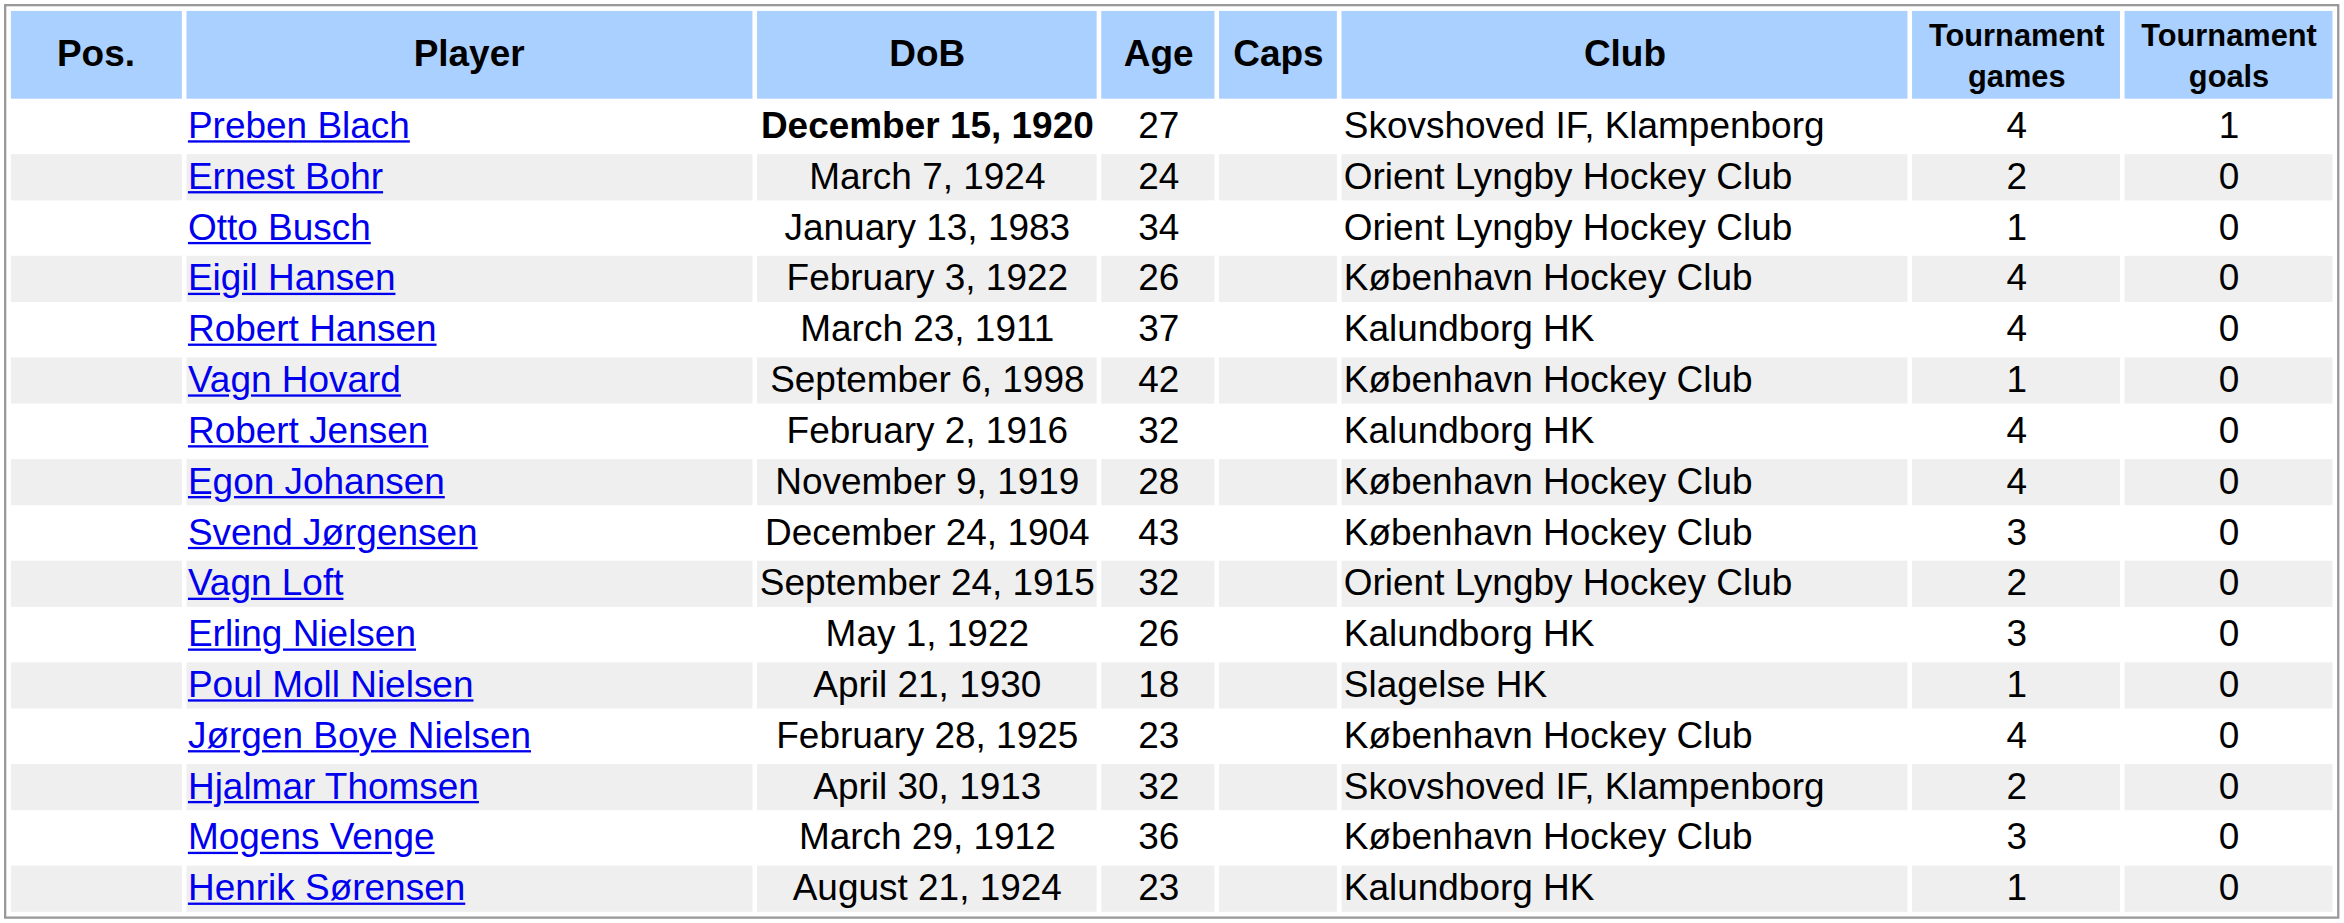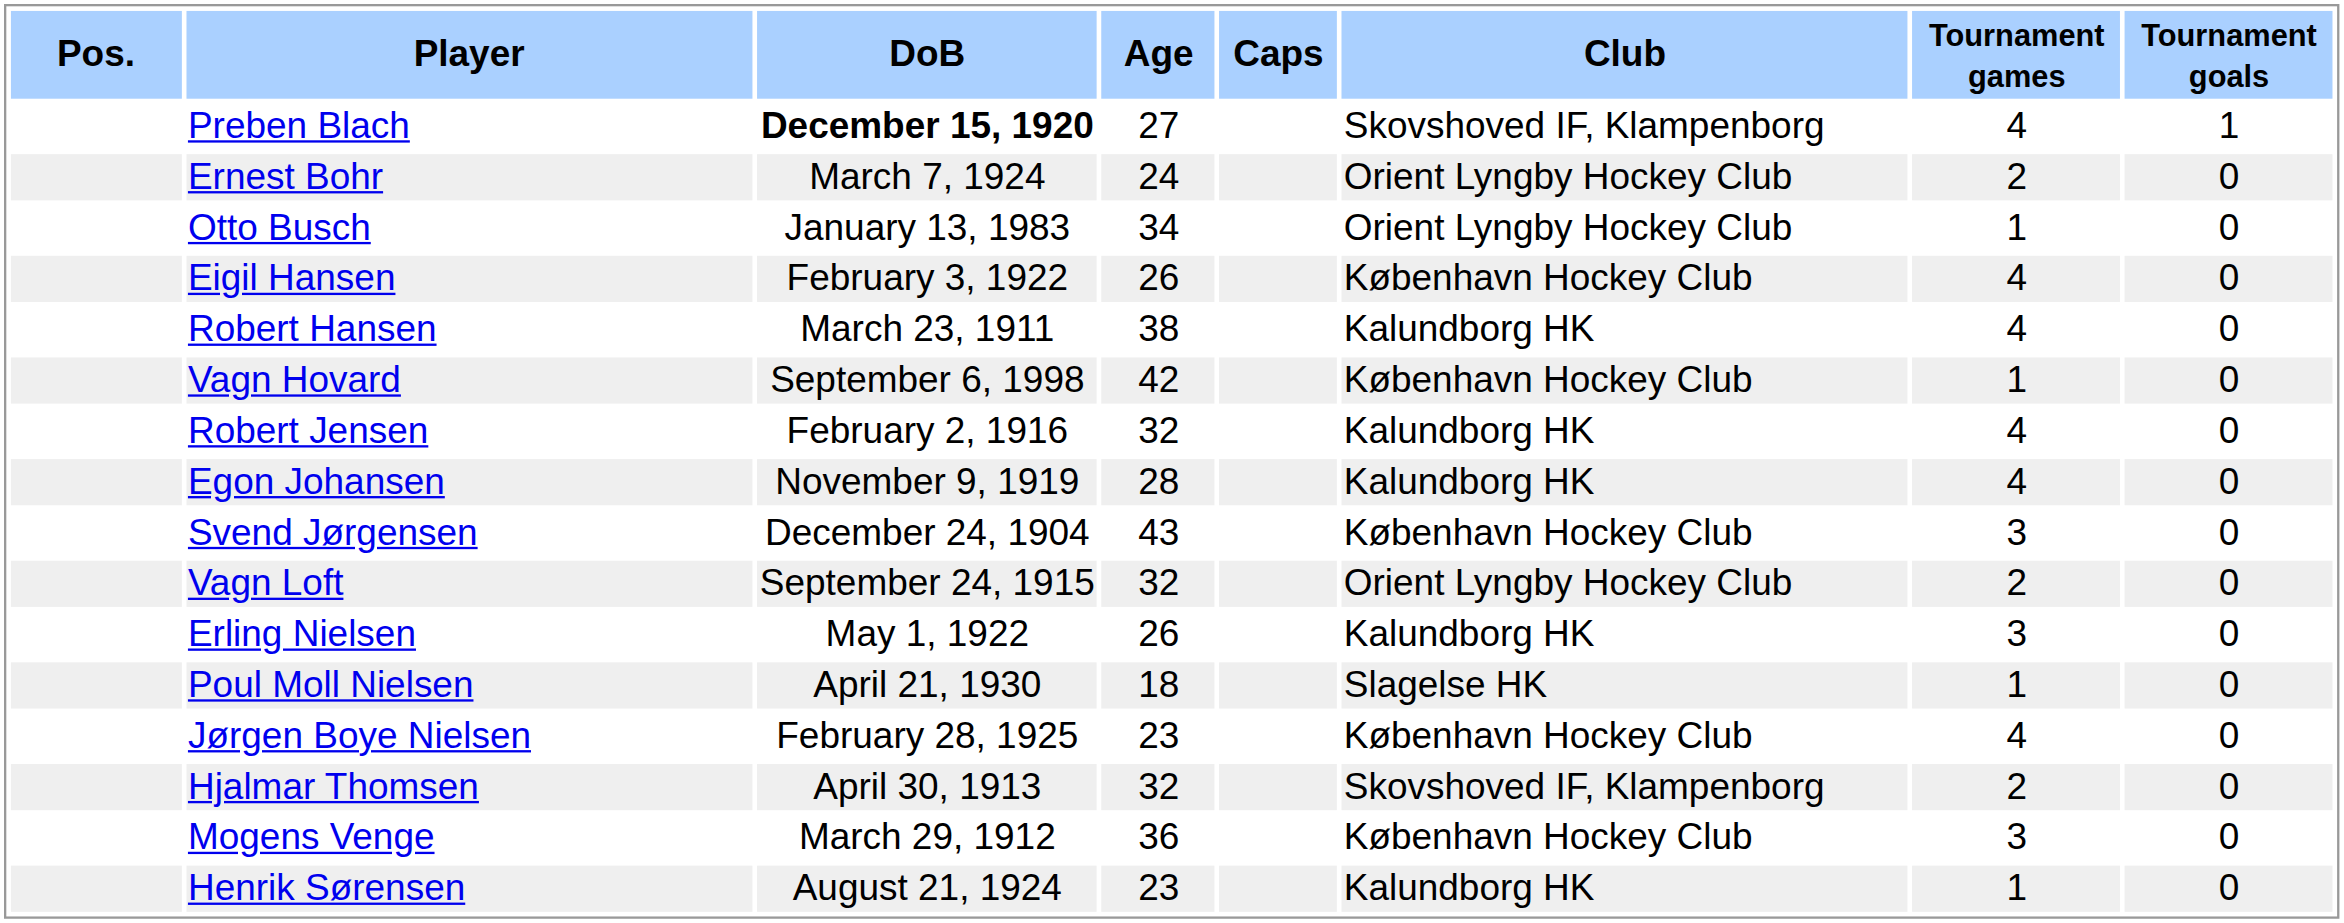(1159, 329) 37 -> (1159, 329) 38
(1548, 481) København Hockey Club -> (1469, 481) Kalundborg HK
